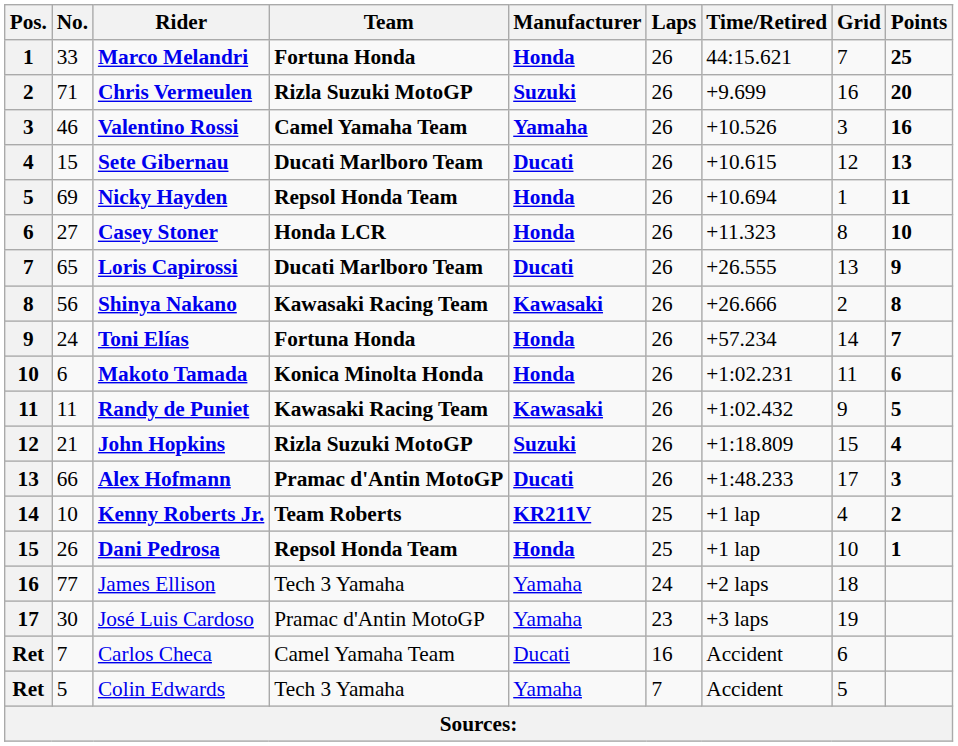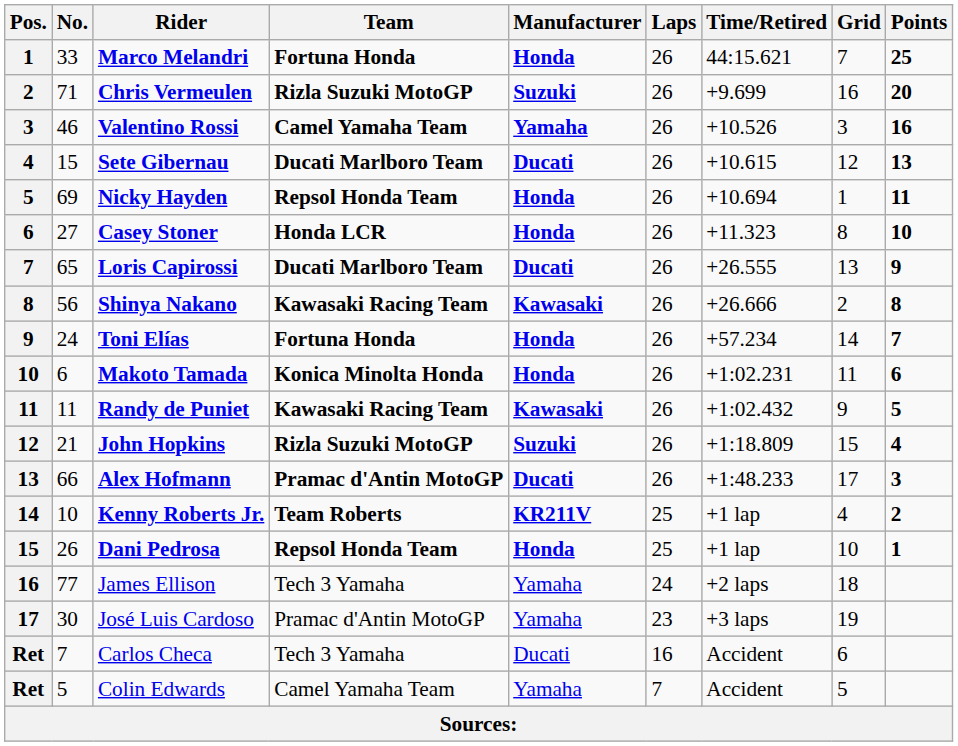(364, 653) Camel Yamaha Team -> (339, 653) Tech 3 Yamaha
(339, 688) Tech 3 Yamaha -> (364, 688) Camel Yamaha Team
